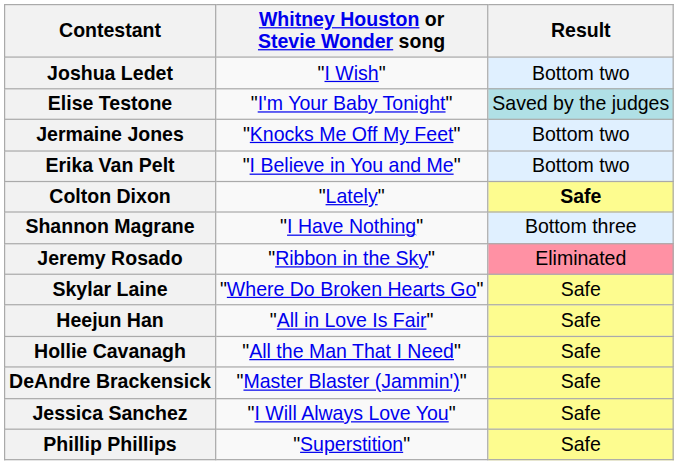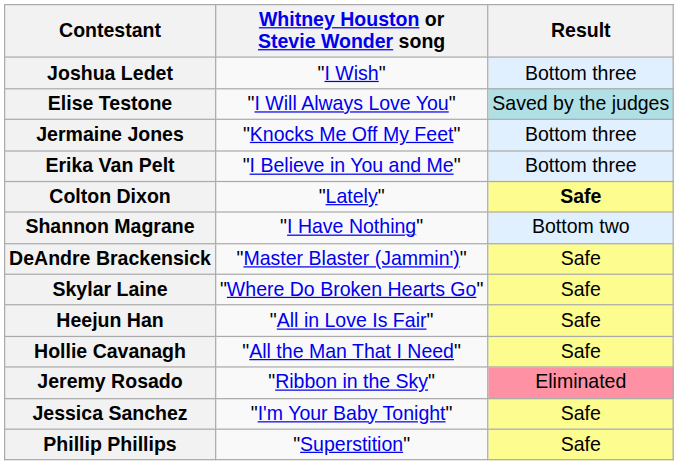(581, 72) Bottom two -> (581, 72) Bottom three
(352, 103) "I'm Your Baby Tonight" -> (352, 103) "I Will Always Love You"
(581, 134) Bottom two -> (581, 134) Bottom three
(581, 165) Bottom two -> (581, 165) Bottom three
(581, 227) Bottom three -> (581, 227) Bottom two
rows swapped: (110, 382) <-> (110, 258)
(352, 413) "I Will Always Love You" -> (352, 413) "I'm Your Baby Tonight"
